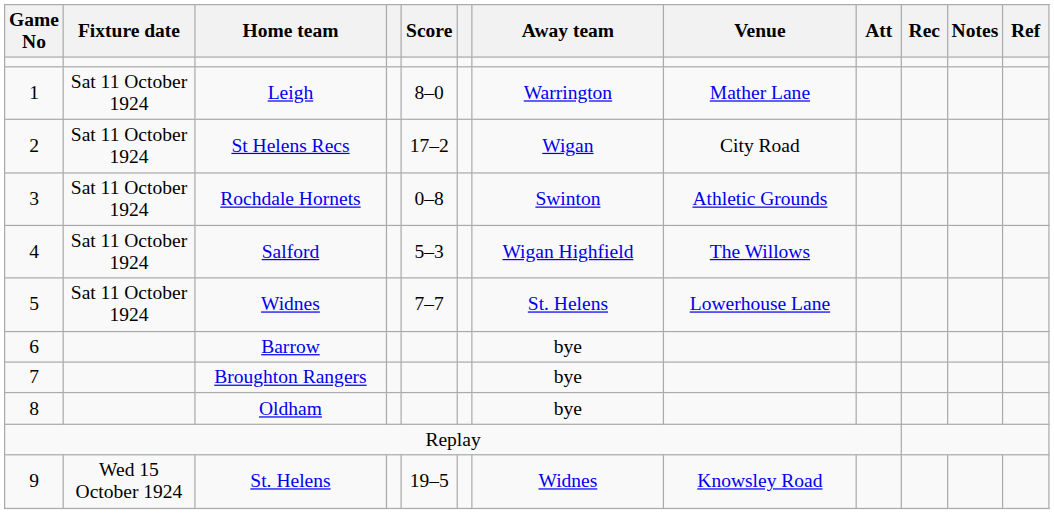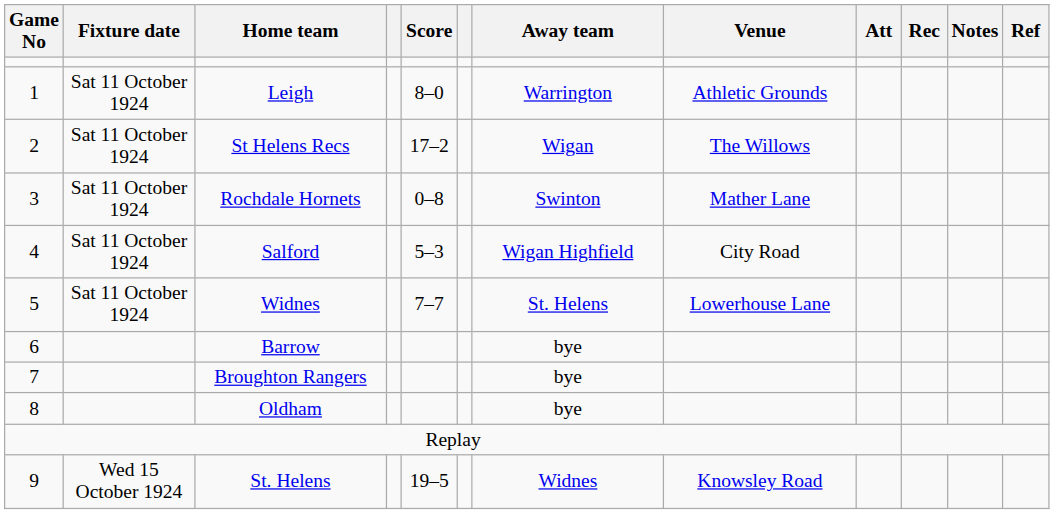(760, 92) Mather Lane -> (760, 92) Athletic Grounds
(760, 145) City Road -> (760, 145) The Willows
(760, 198) Athletic Grounds -> (760, 198) Mather Lane
(760, 251) The Willows -> (760, 251) City Road
